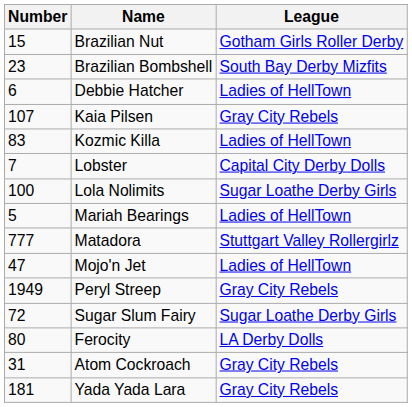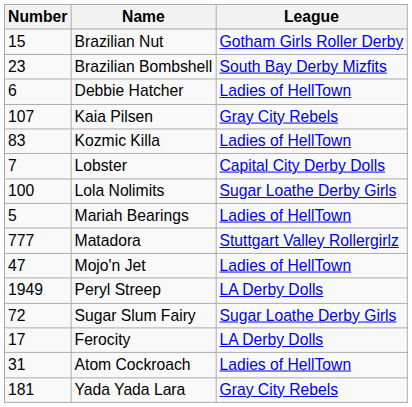(279, 290) Gray City Rebels -> (271, 290) LA Derby Dolls
(17, 340) 80 -> (17, 340) 17
(279, 365) Gray City Rebels -> (285, 365) Ladies of HellTown
